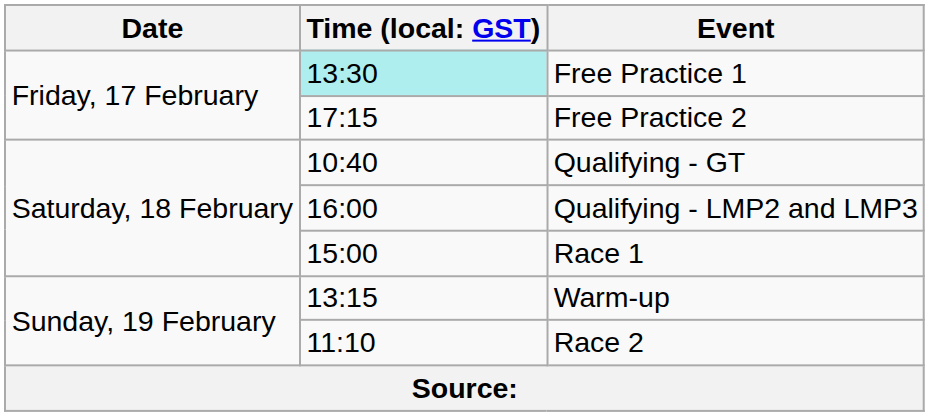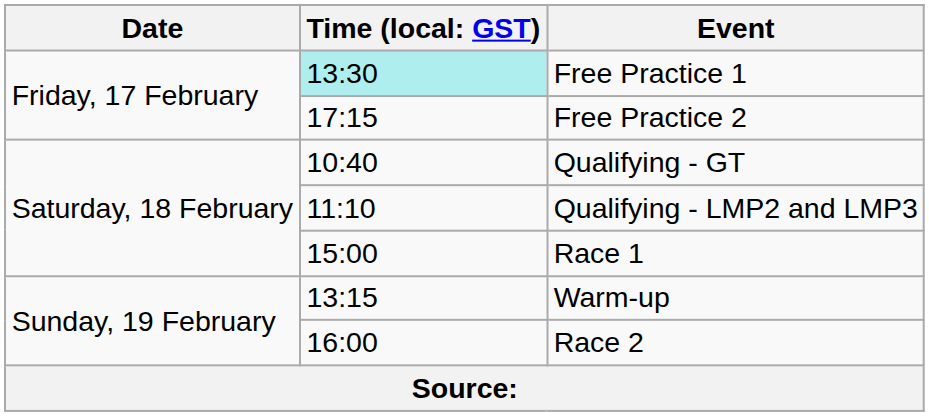(342, 208) 16:00 -> (341, 208) 11:10
(341, 343) 11:10 -> (342, 343) 16:00
